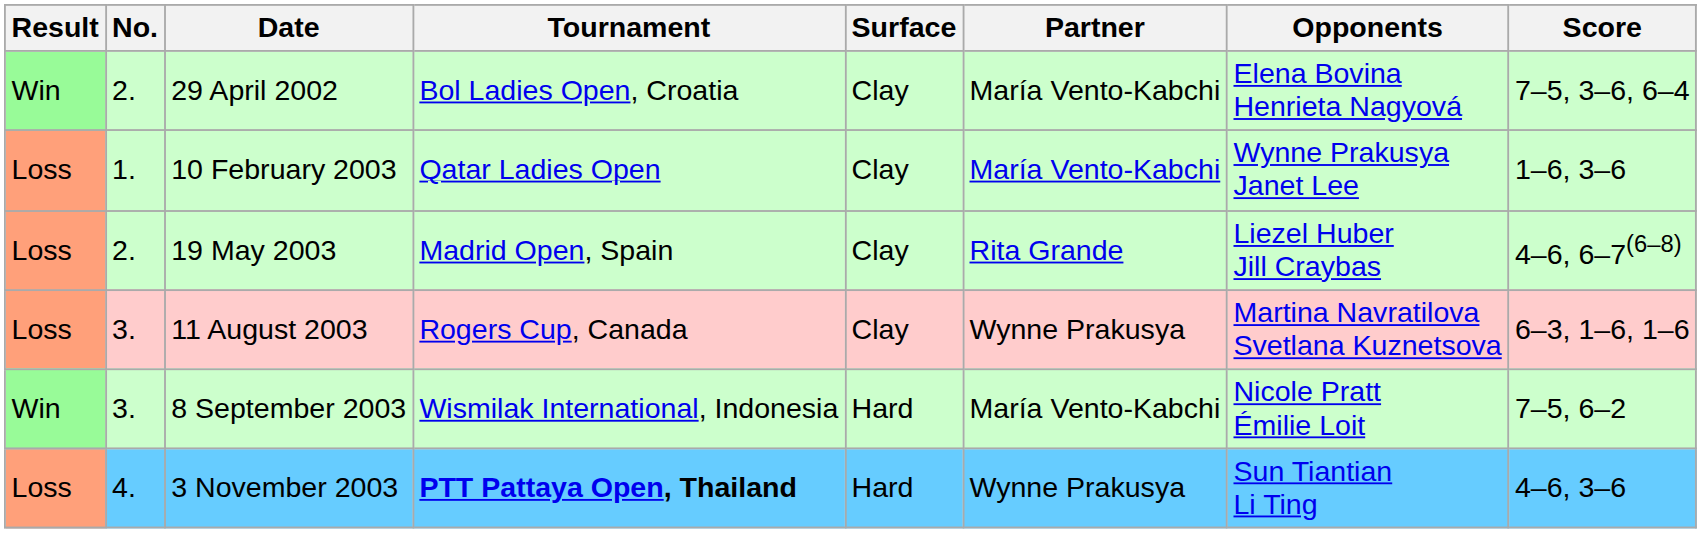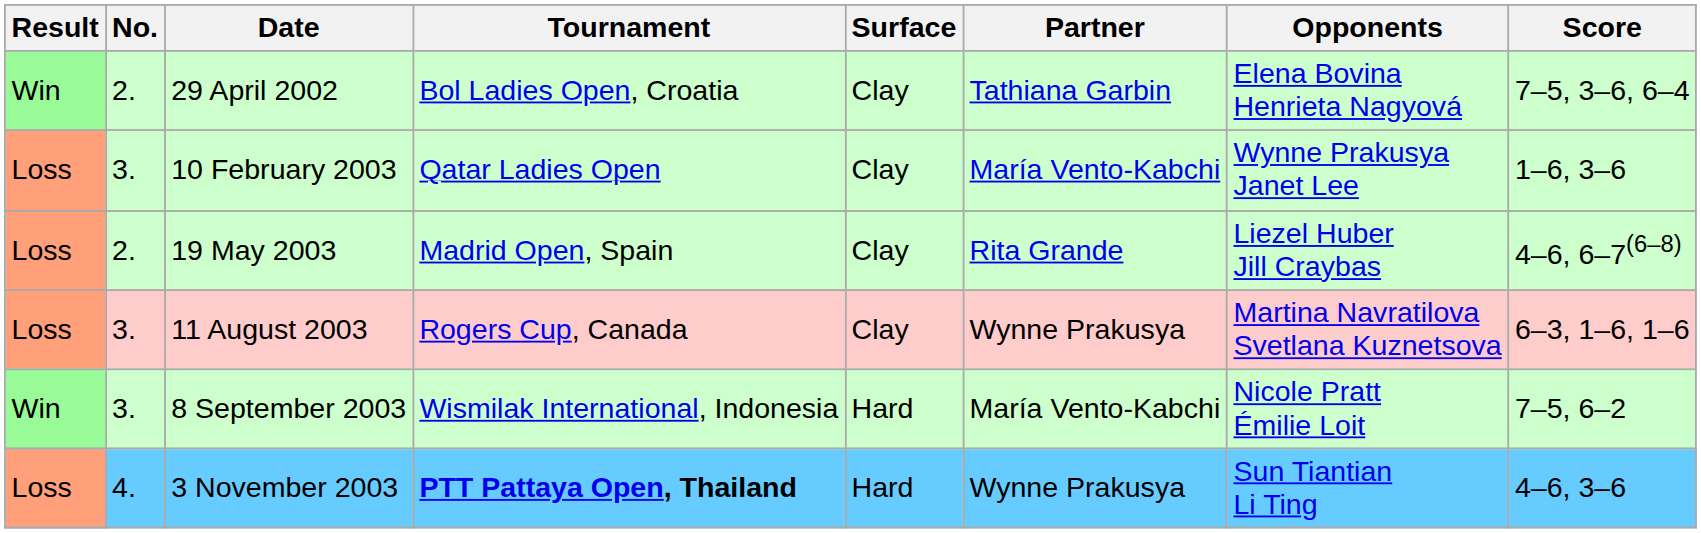(1095, 90) María Vento-Kabchi -> (1070, 90) Tathiana Garbin
(124, 169) 1. -> (124, 169) 3.
